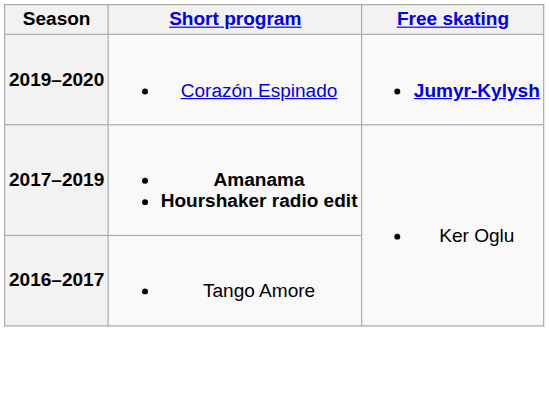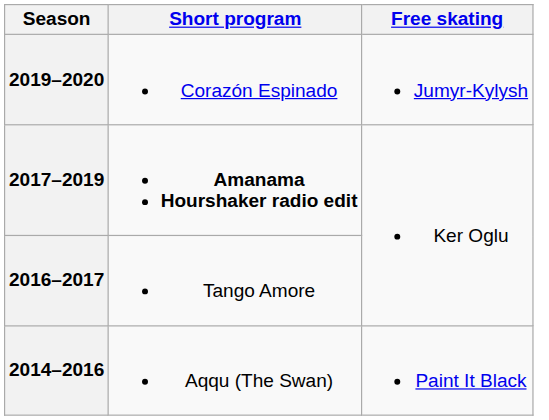(453, 90) bold -> (447, 90) normal
+ row: (57, 370)
